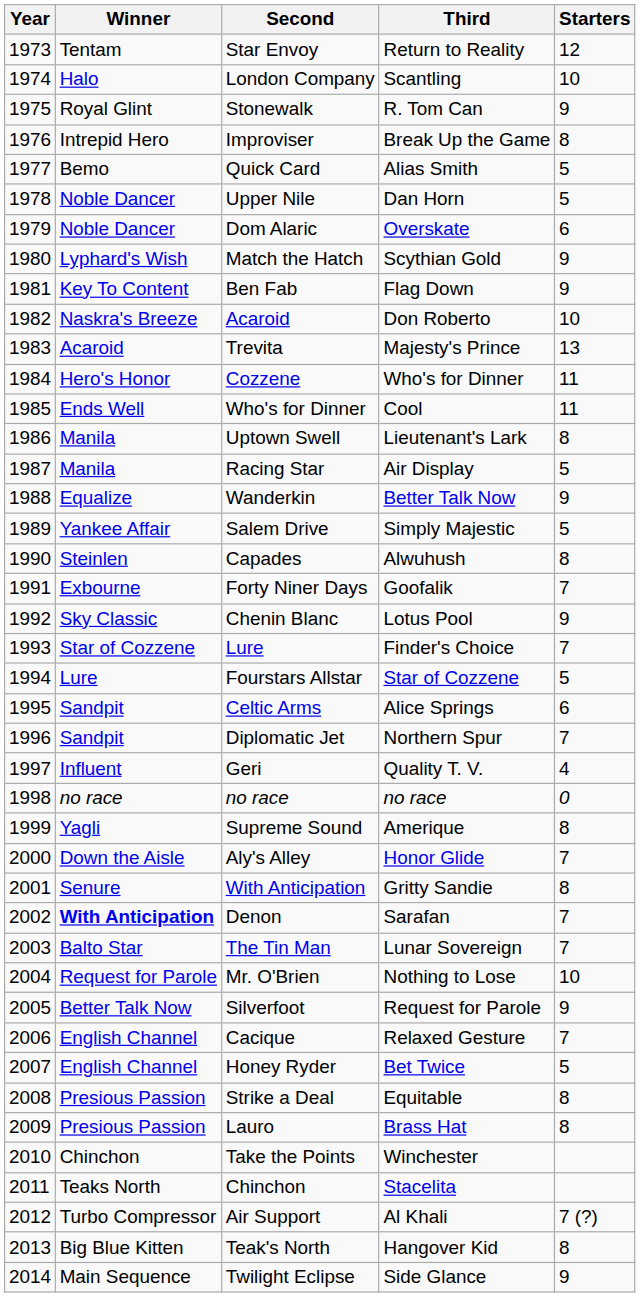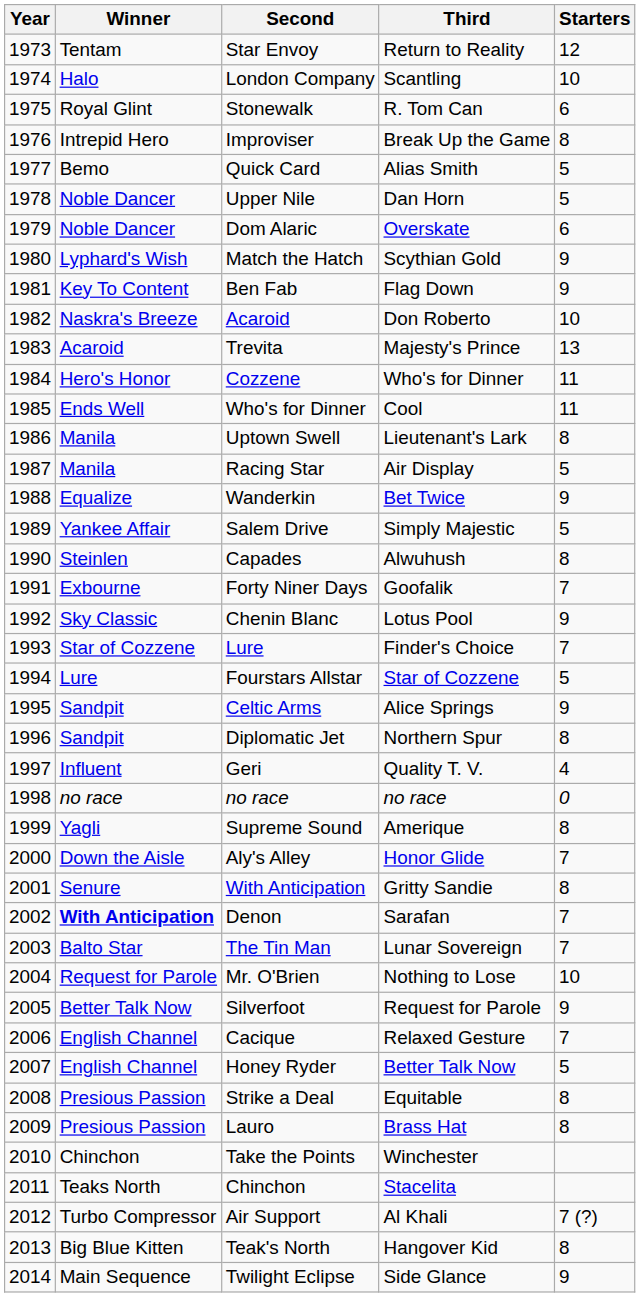(564, 109) 9 -> (564, 109) 6
(449, 498) Better Talk Now -> (424, 498) Bet Twice
(564, 708) 6 -> (564, 708) 9
(564, 738) 7 -> (564, 738) 8
(424, 1067) Bet Twice -> (449, 1067) Better Talk Now
